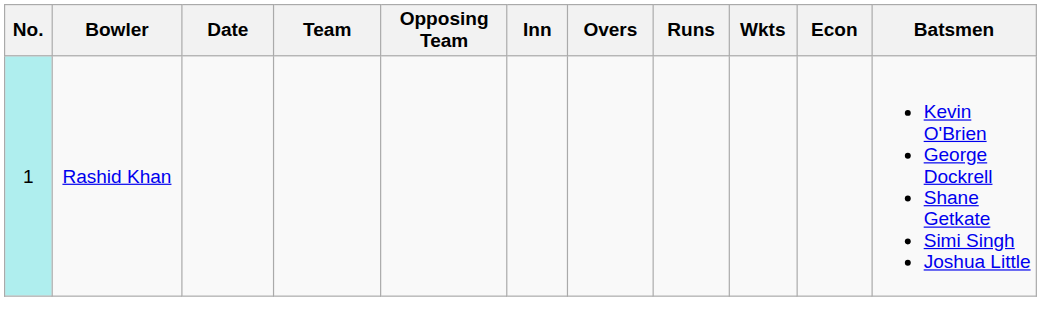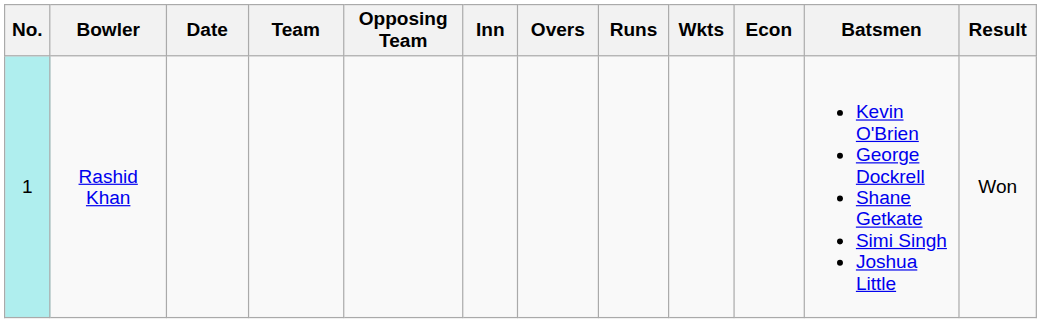+ column: (998, 30)
